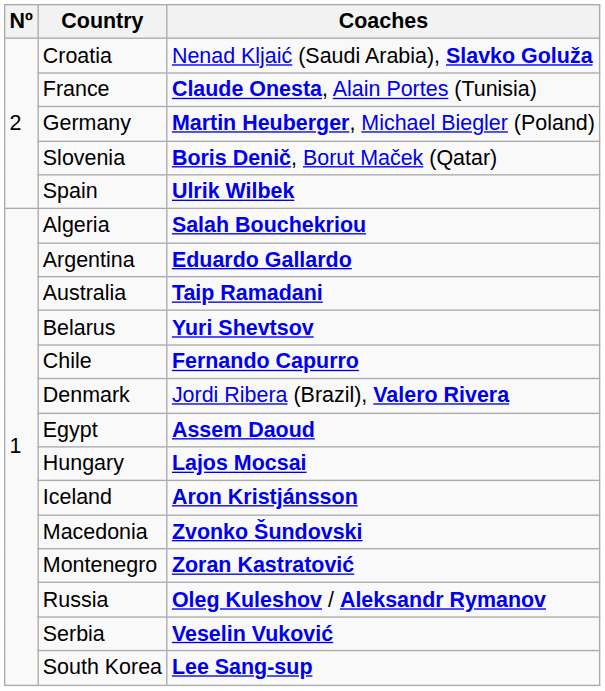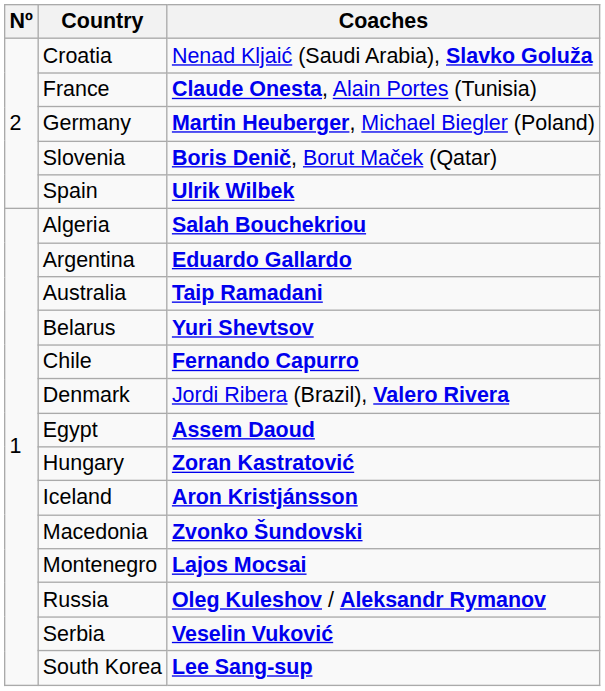(239, 463) Lajos Mocsai -> (263, 463) Zoran Kastratović
(263, 565) Zoran Kastratović -> (239, 565) Lajos Mocsai
